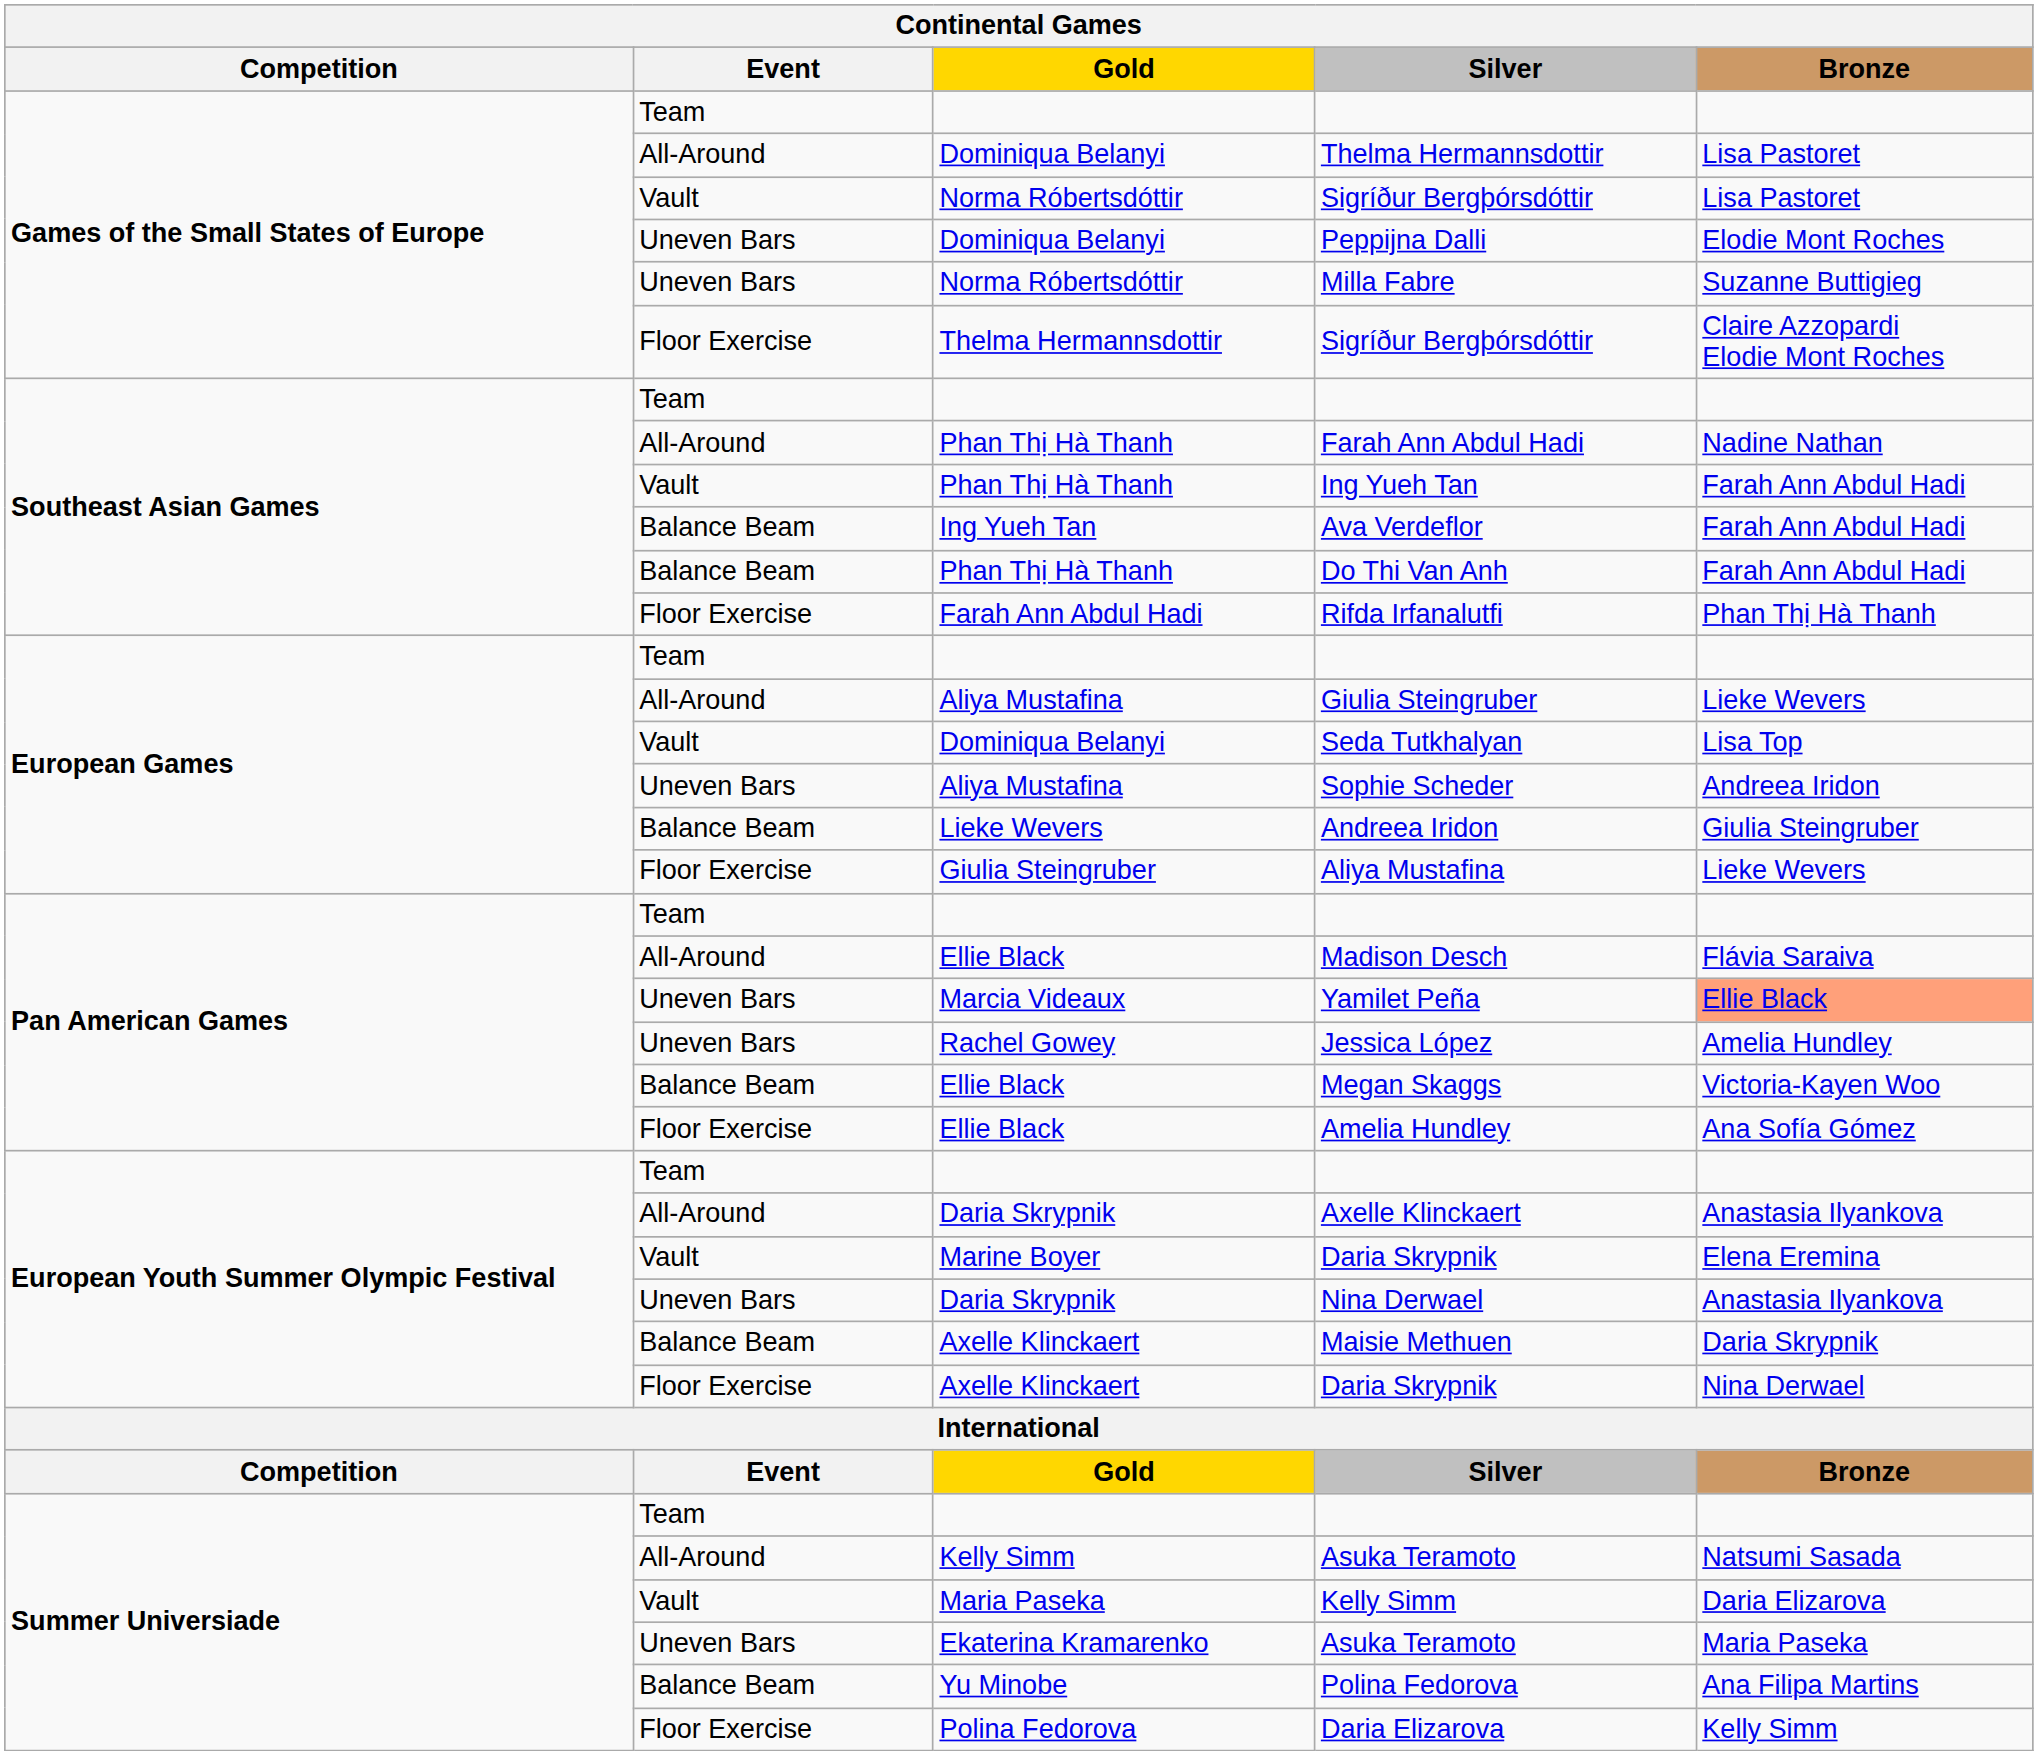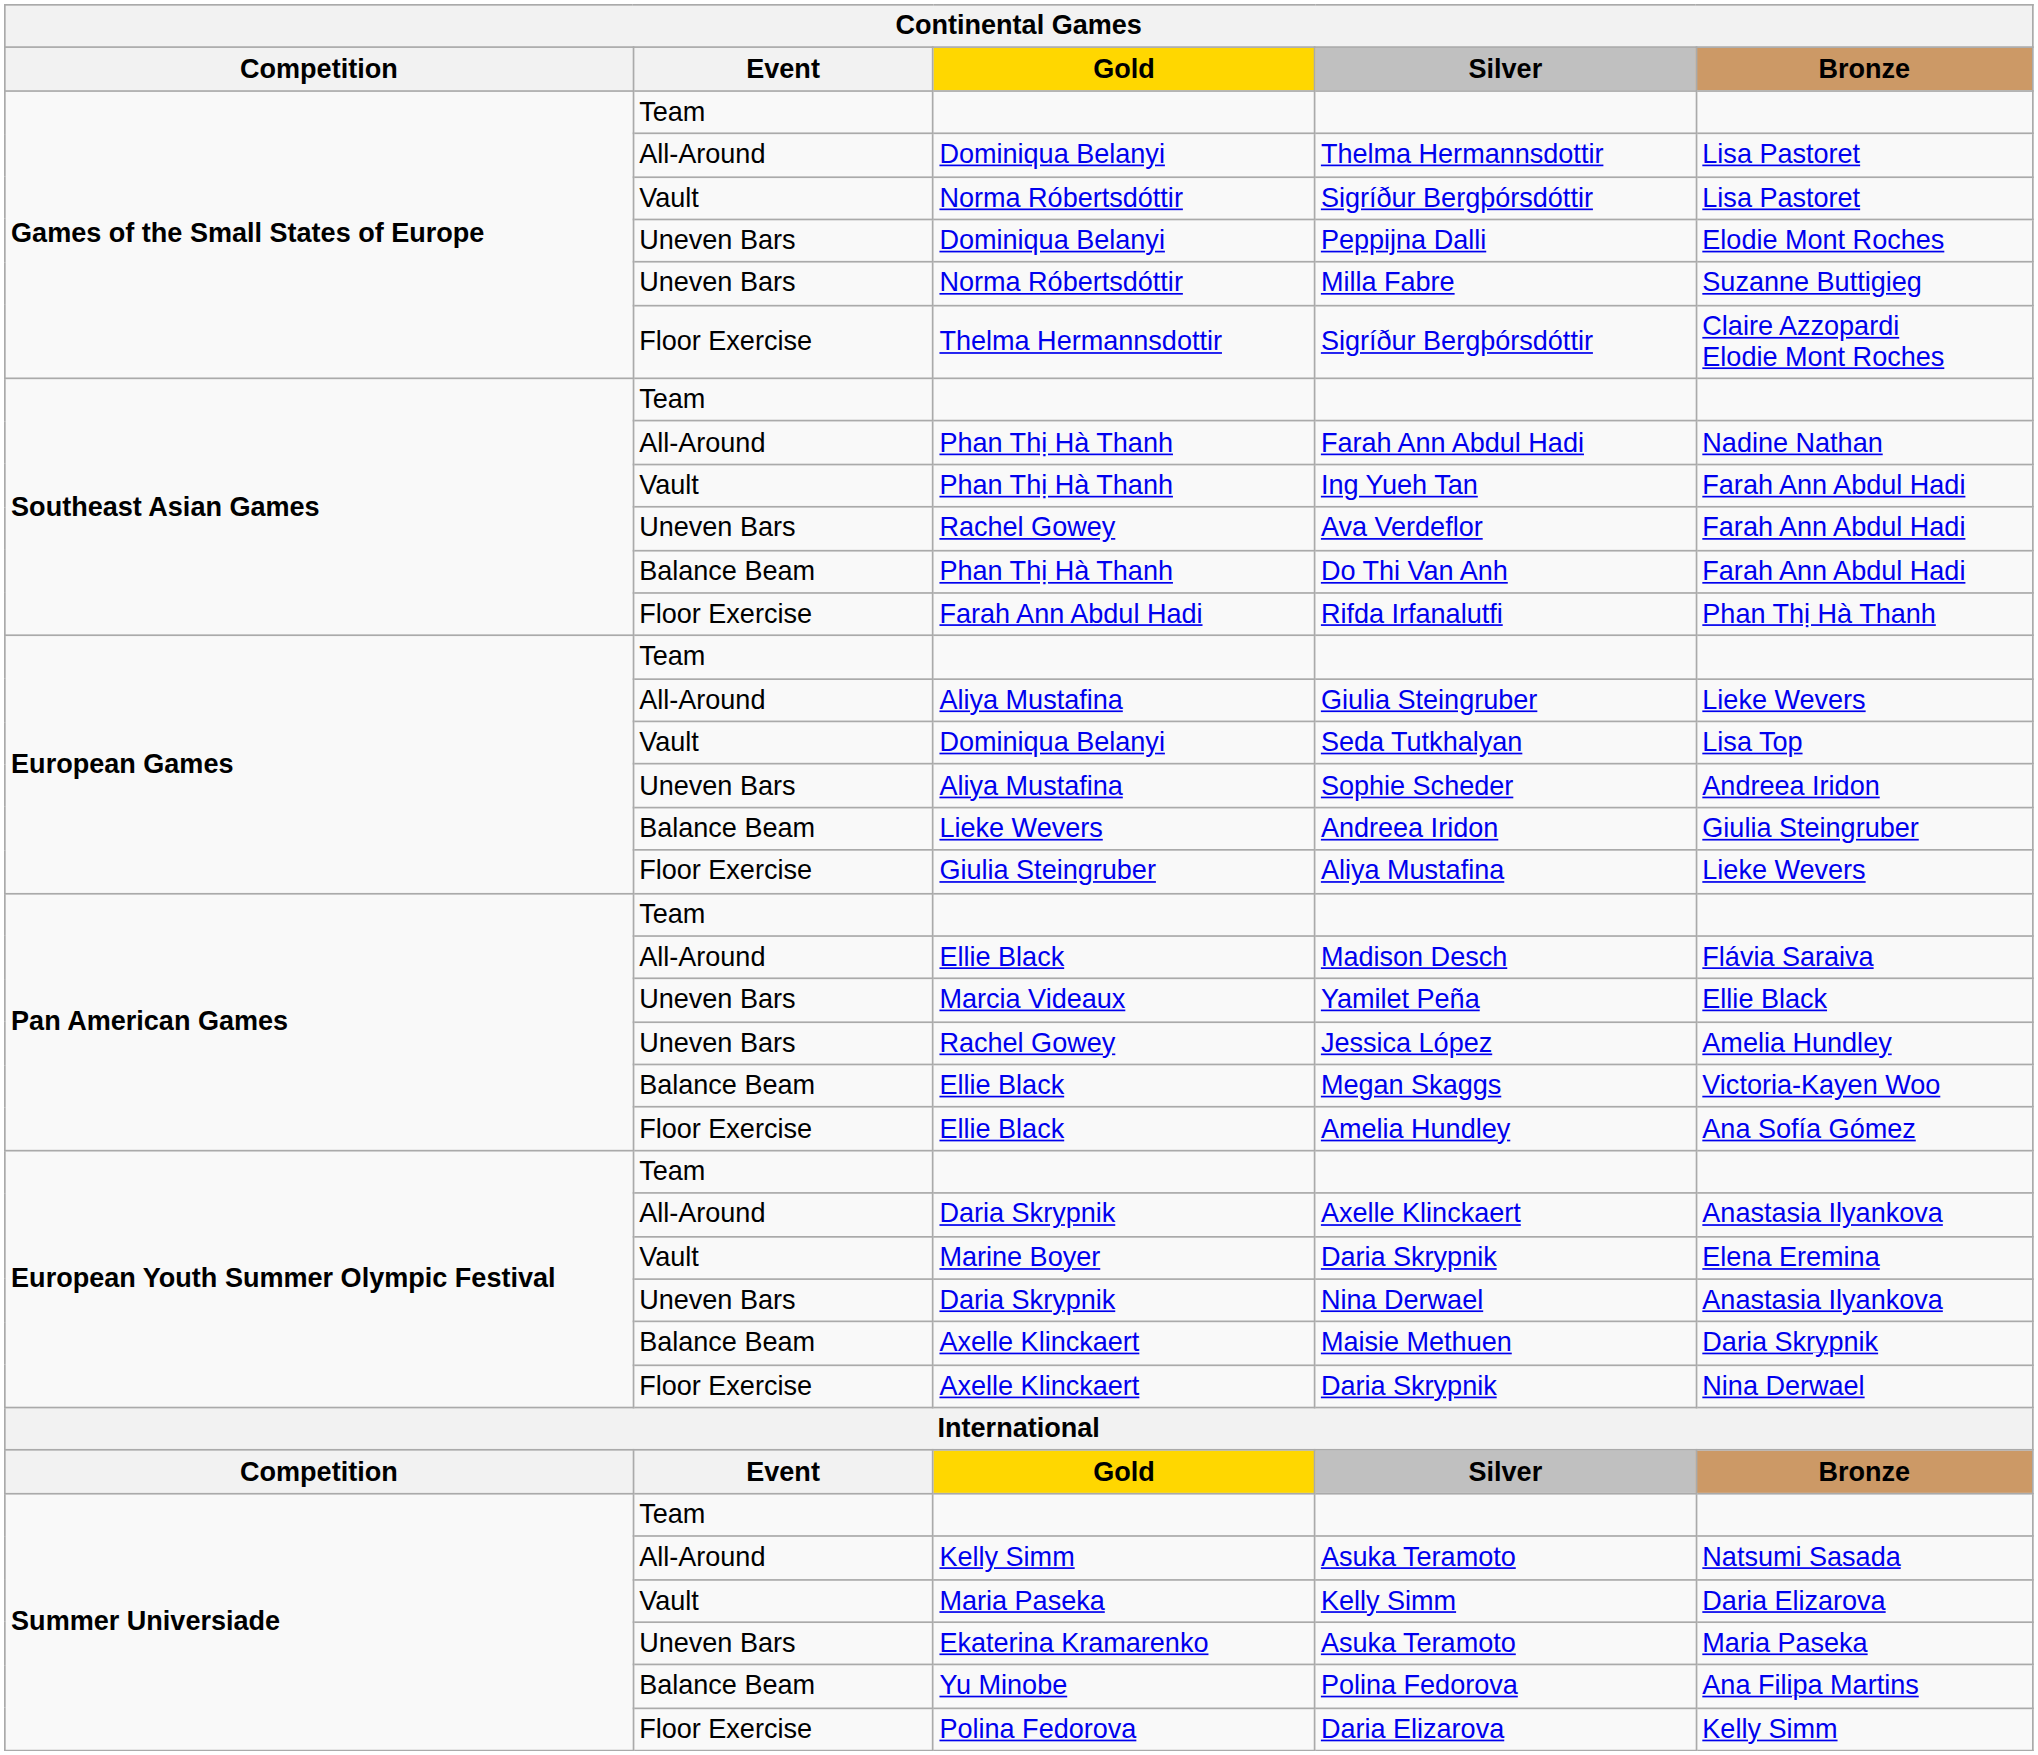(727, 528) Balance Beam -> (717, 528) Uneven Bars
(1018, 528) Ing Yueh Tan -> (1027, 528) Rachel Gowey
(1765, 999) lightsalmon background -> (1765, 999) no background
